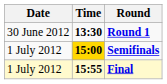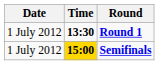(38, 32) 30 June 2012 -> (34, 32) 1 July 2012
- row: (120, 69)
